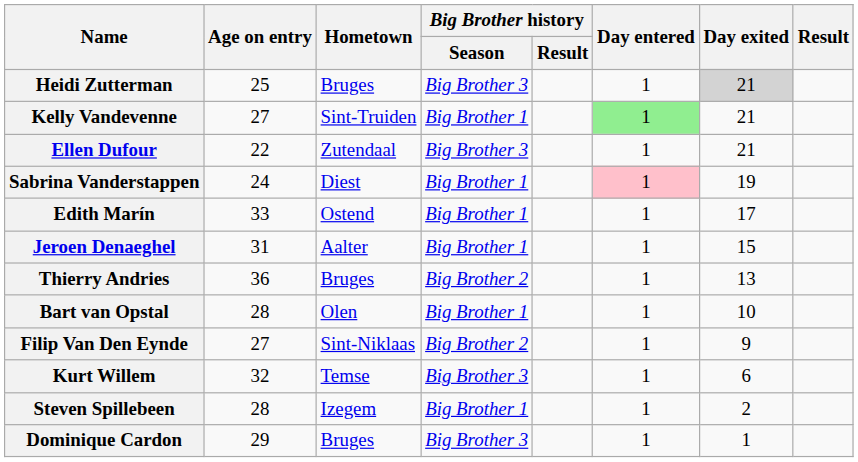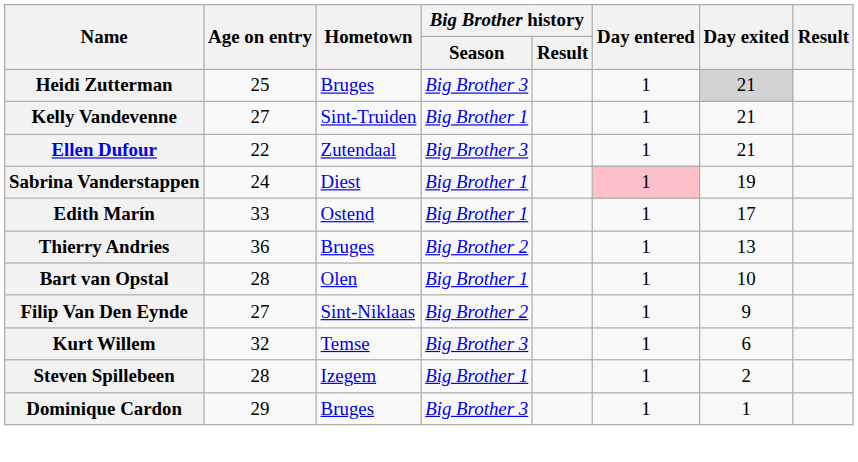(646, 117) lightgreen background -> (646, 117) no background
- row: (104, 246)
